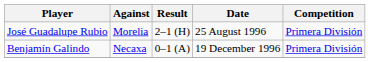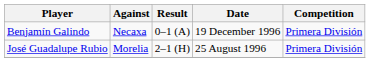rows swapped: (57, 31) <-> (48, 48)
